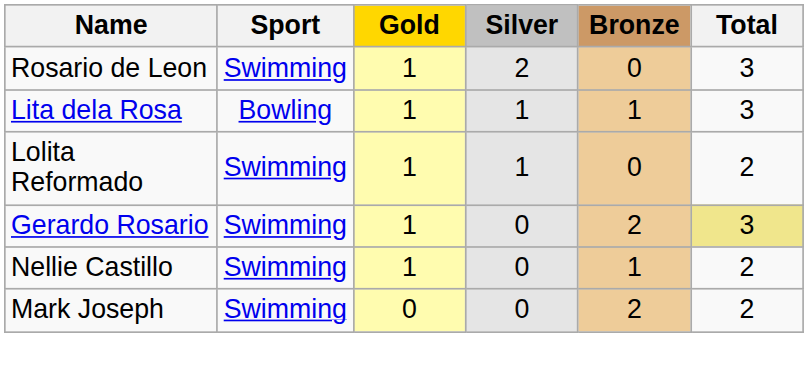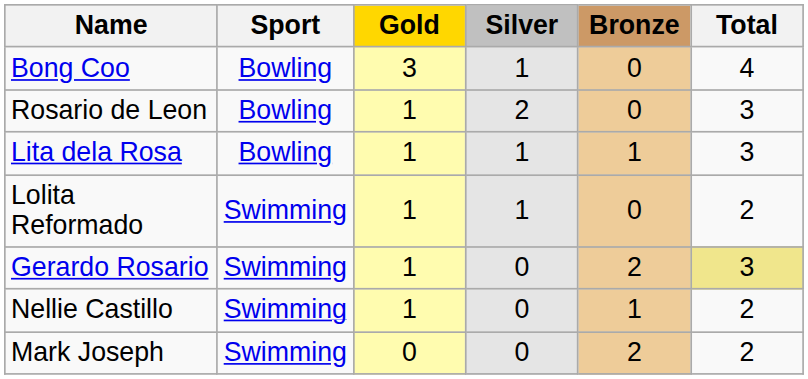+ row: (70, 68)
(285, 68) Swimming -> (285, 110) Bowling
